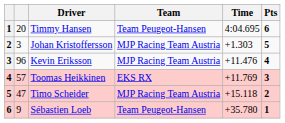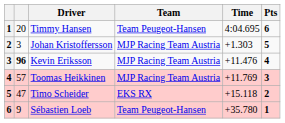(21, 61) normal -> (21, 61) bold
(134, 77) EKS RX -> (169, 77) MJP Racing Team Austria
(169, 94) MJP Racing Team Austria -> (134, 94) EKS RX
